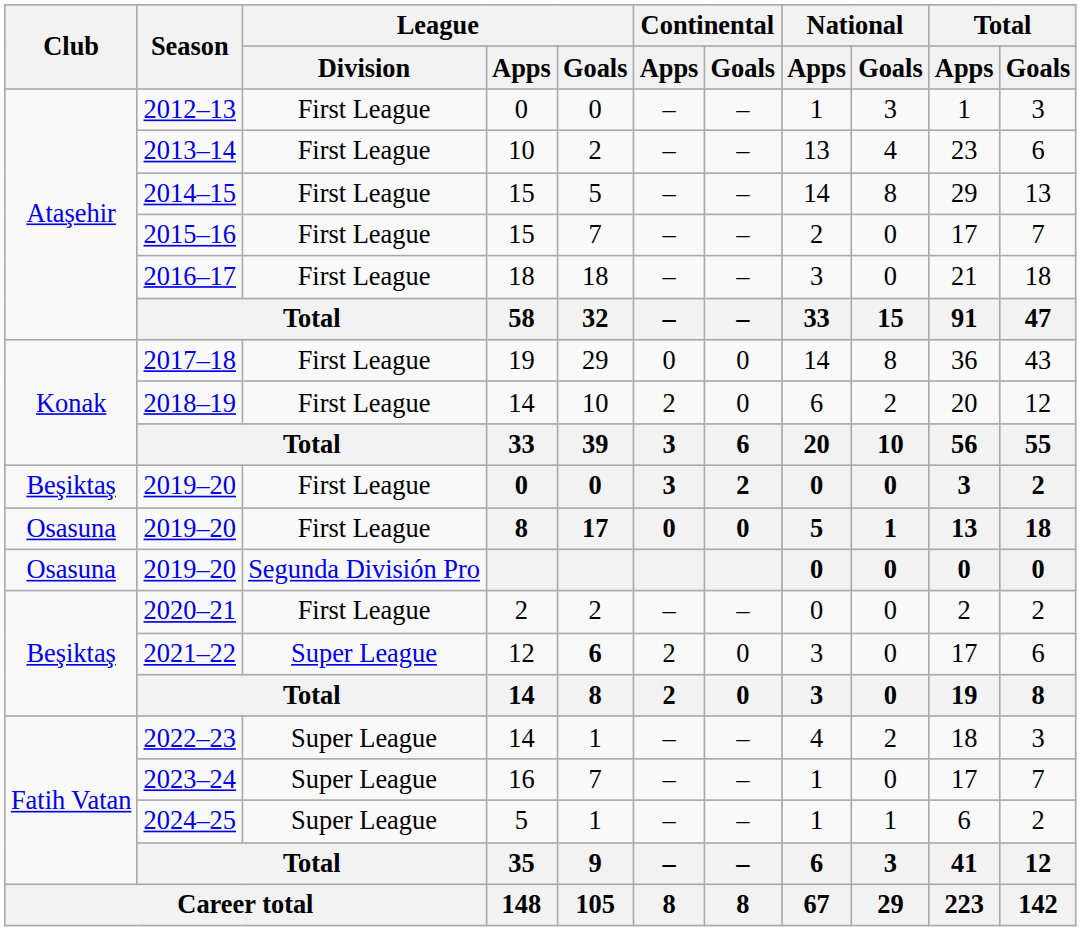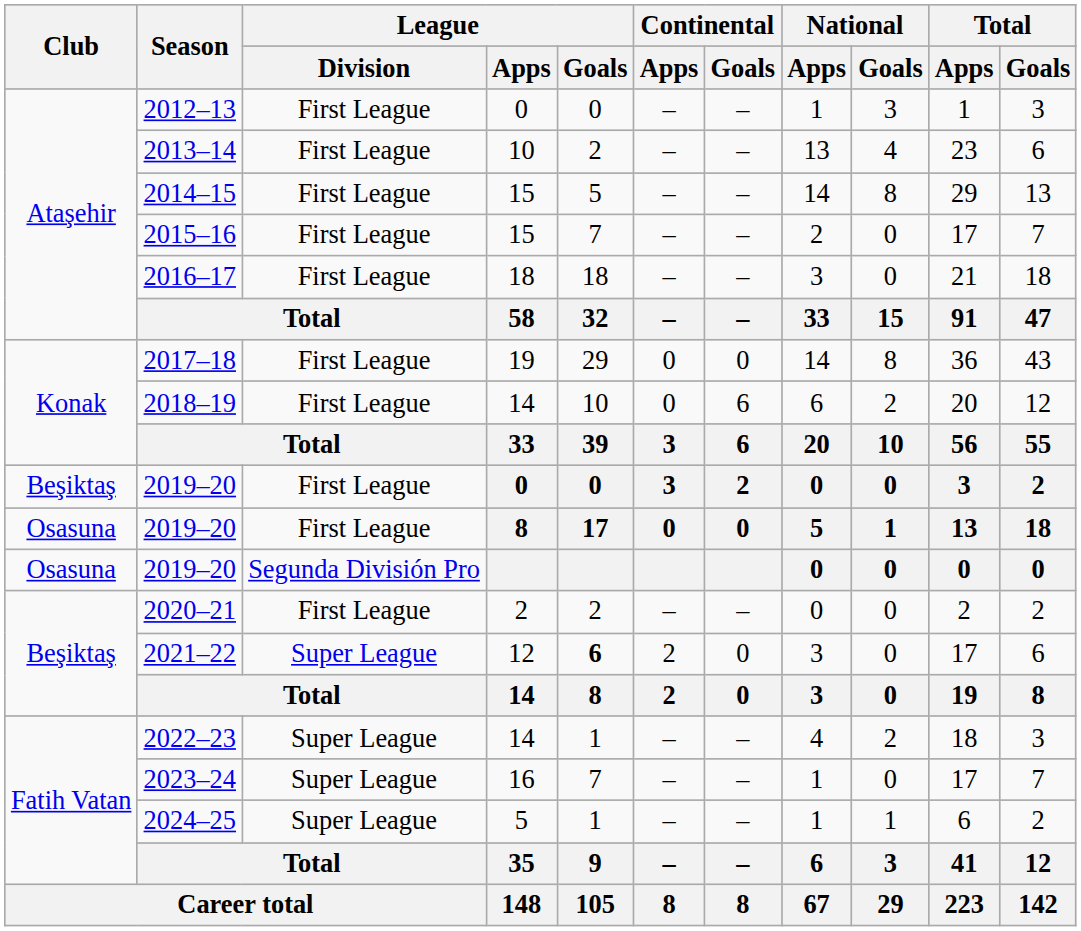(669, 402) 2 -> (669, 402) 0
(743, 402) 0 -> (743, 402) 6
